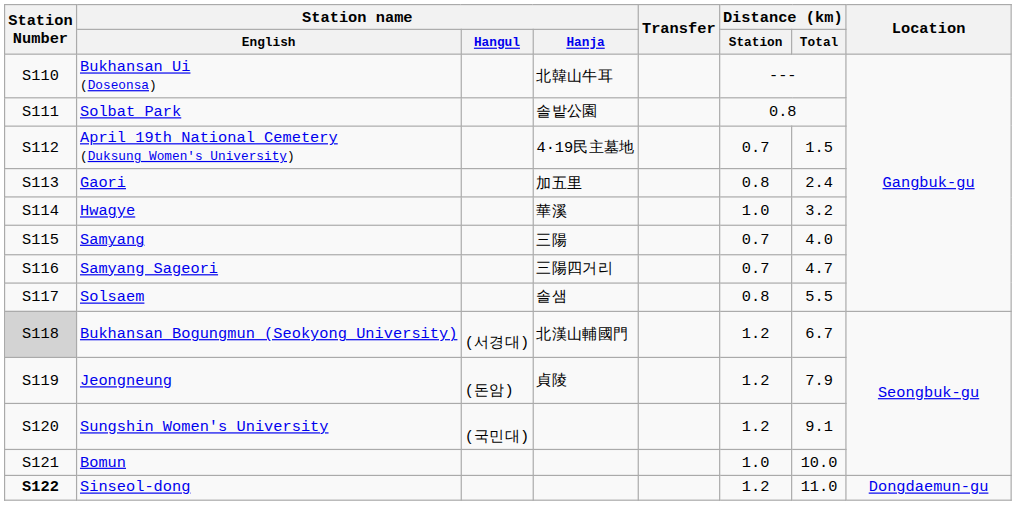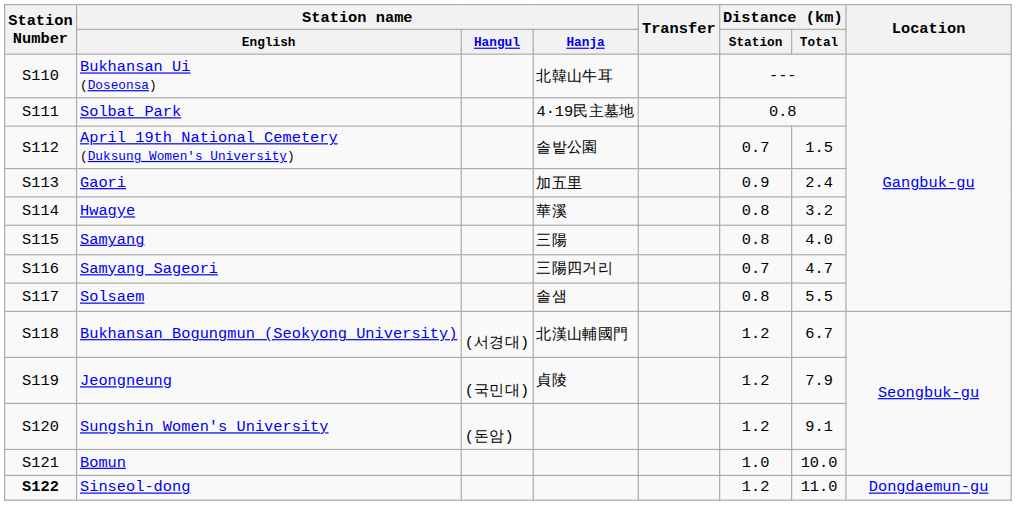(567, 112) 솔밭公園 -> (586, 112) 4·19民主墓地
(586, 148) 4·19民主墓地 -> (567, 148) 솔밭公園
(756, 183) 0.8 -> (756, 183) 0.9
(756, 211) 1.0 -> (756, 211) 0.8
(756, 240) 0.7 -> (756, 240) 0.8
(40, 334) lightgrey background -> (40, 334) no background
(489, 390) (돈암) -> (497, 390) (국민대)
(497, 436) (국민대) -> (489, 436) (돈암)
